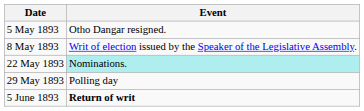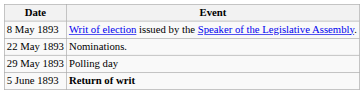- row: (33, 30)
(98, 64) paleturquoise background -> (98, 47) no background
